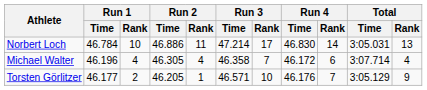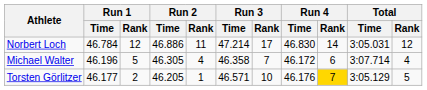(135, 45) 10 -> (135, 45) 12
(407, 45) 13 -> (407, 45) 12
(135, 61) 4 -> (135, 61) 5
(333, 77) no background -> (333, 77) gold background
(407, 77) 9 -> (407, 77) 5
